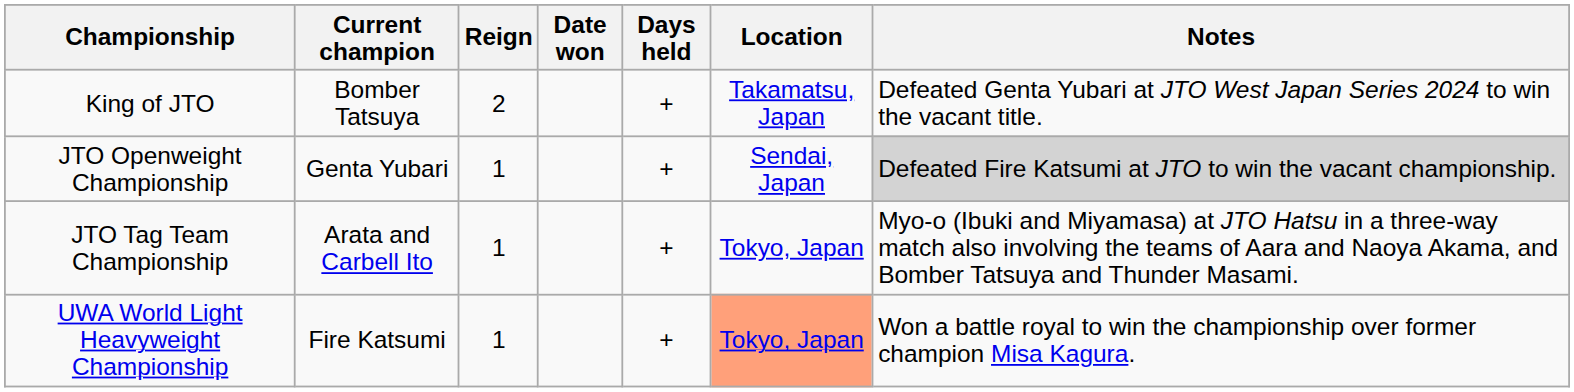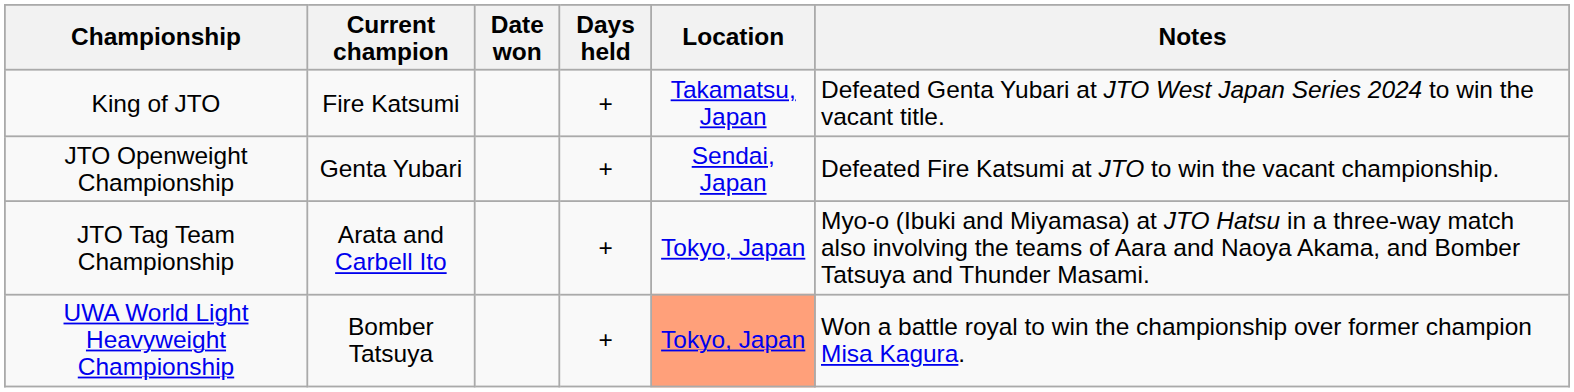- column: (499, 37)
(377, 103) Bomber Tatsuya -> (391, 103) Fire Katsumi
(1217, 168) lightgrey background -> (1160, 168) no background
(377, 340) Fire Katsumi -> (391, 340) Bomber Tatsuya
